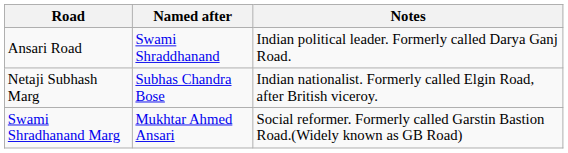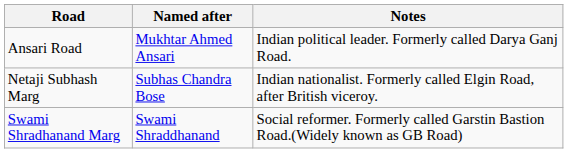(178, 47) Swami Shraddhanand -> (184, 47) Mukhtar Ahmed Ansari
(184, 127) Mukhtar Ahmed Ansari -> (178, 127) Swami Shraddhanand
